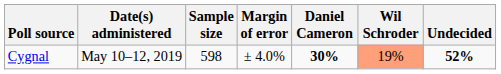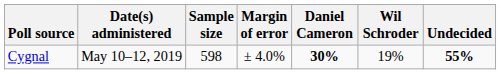(391, 56) lightsalmon background -> (391, 56) no background
(459, 56) 52% -> (459, 56) 55%
